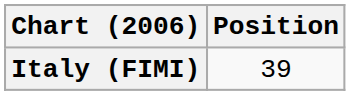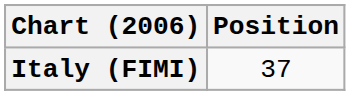(276, 69) 39 -> (276, 69) 37
